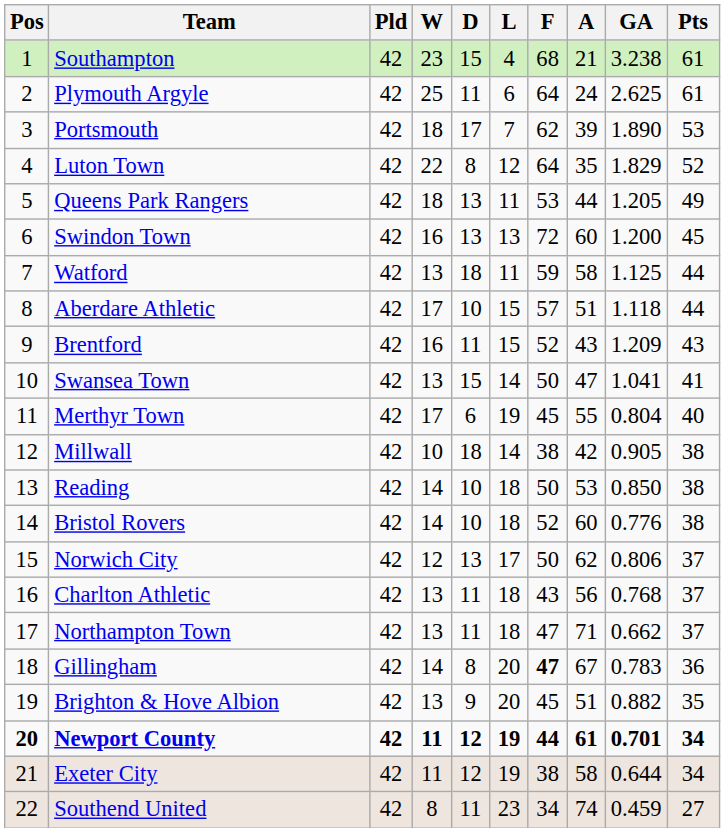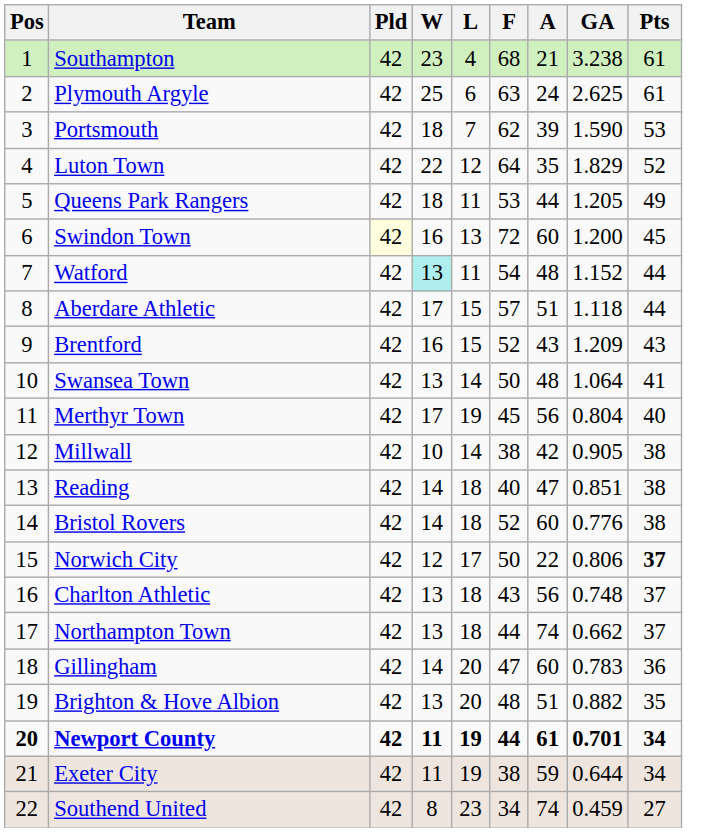- column: (470, 22)
(548, 93) 64 -> (509, 93) 63
(636, 129) 1.890 -> (598, 129) 1.590
(391, 237) no background -> (391, 237) lightyellow background
(432, 272) no background -> (432, 272) paleturquoise background
(548, 272) 59 -> (509, 272) 54
(586, 272) 58 -> (548, 272) 48
(636, 272) 1.125 -> (598, 272) 1.152
(586, 380) 47 -> (548, 380) 48
(636, 380) 1.041 -> (598, 380) 1.064
(586, 415) 55 -> (548, 415) 56
(548, 487) 50 -> (509, 487) 40
(586, 487) 53 -> (548, 487) 47
(636, 487) 0.850 -> (598, 487) 0.851
(586, 559) 62 -> (548, 559) 22
(693, 559) normal -> (654, 559) bold
(636, 594) 0.768 -> (598, 594) 0.748
(548, 630) 47 -> (509, 630) 44
(586, 630) 71 -> (548, 630) 74
(548, 666) bold -> (509, 666) normal
(586, 666) 67 -> (548, 666) 60
(548, 702) 45 -> (509, 702) 48
(586, 773) 58 -> (548, 773) 59
